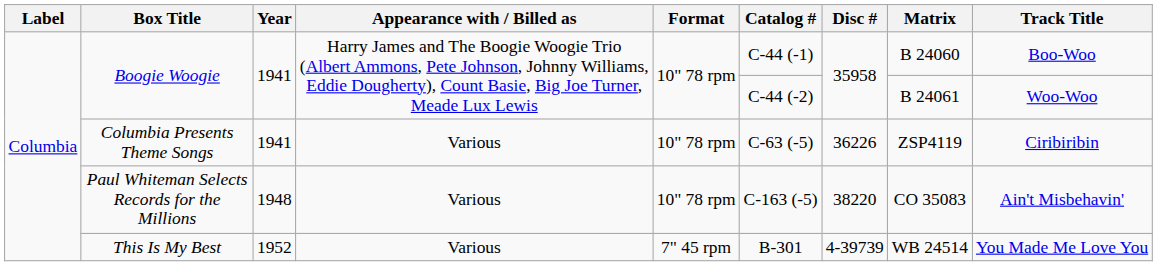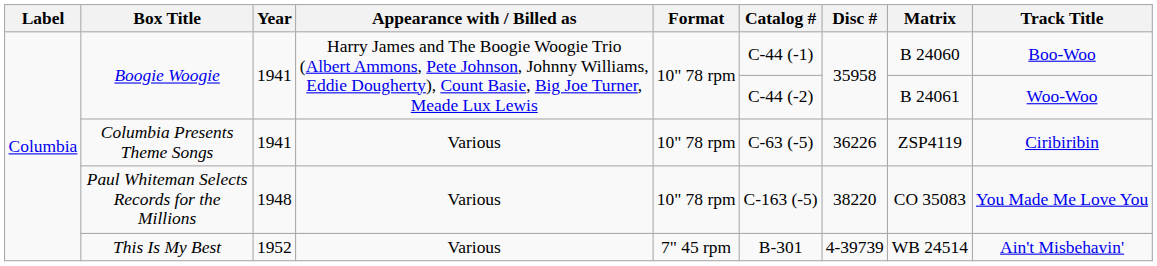(1062, 199) Ain't Misbehavin' -> (1062, 199) You Made Me Love You
(1062, 246) You Made Me Love You -> (1062, 246) Ain't Misbehavin'
